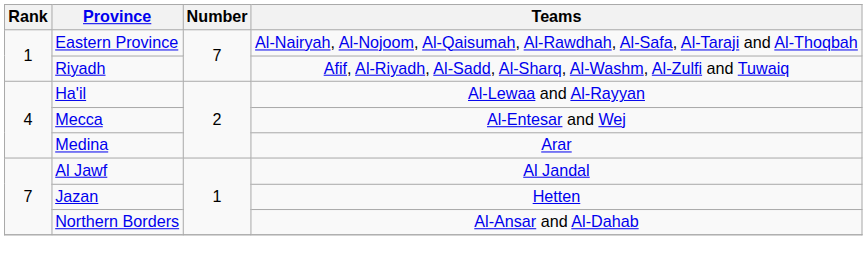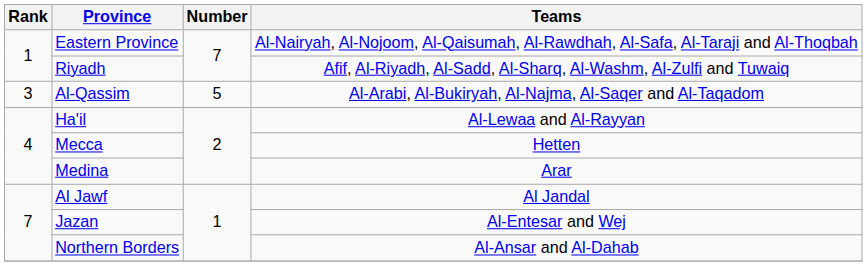+ row: (92, 94)
(556, 119) Al-Entesar and Wej -> (556, 145) Hetten
(556, 196) Hetten -> (556, 222) Al-Entesar and Wej
